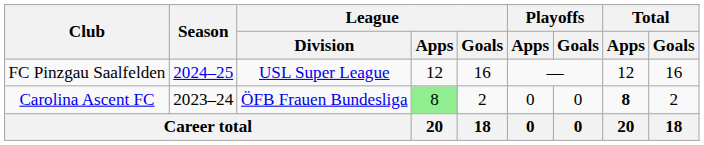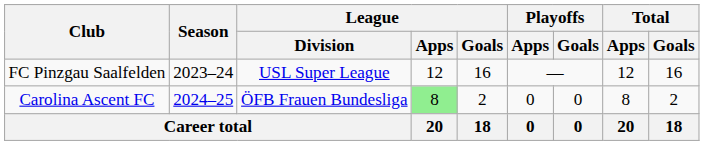(203, 72) 2024–25 -> (203, 72) 2023–24
(203, 99) 2023–24 -> (203, 99) 2024–25
(626, 99) bold -> (626, 99) normal
